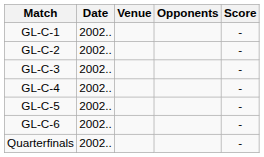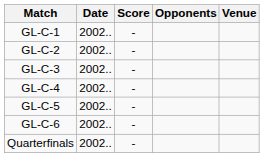columns swapped: (134, 13) <-> (240, 13)
